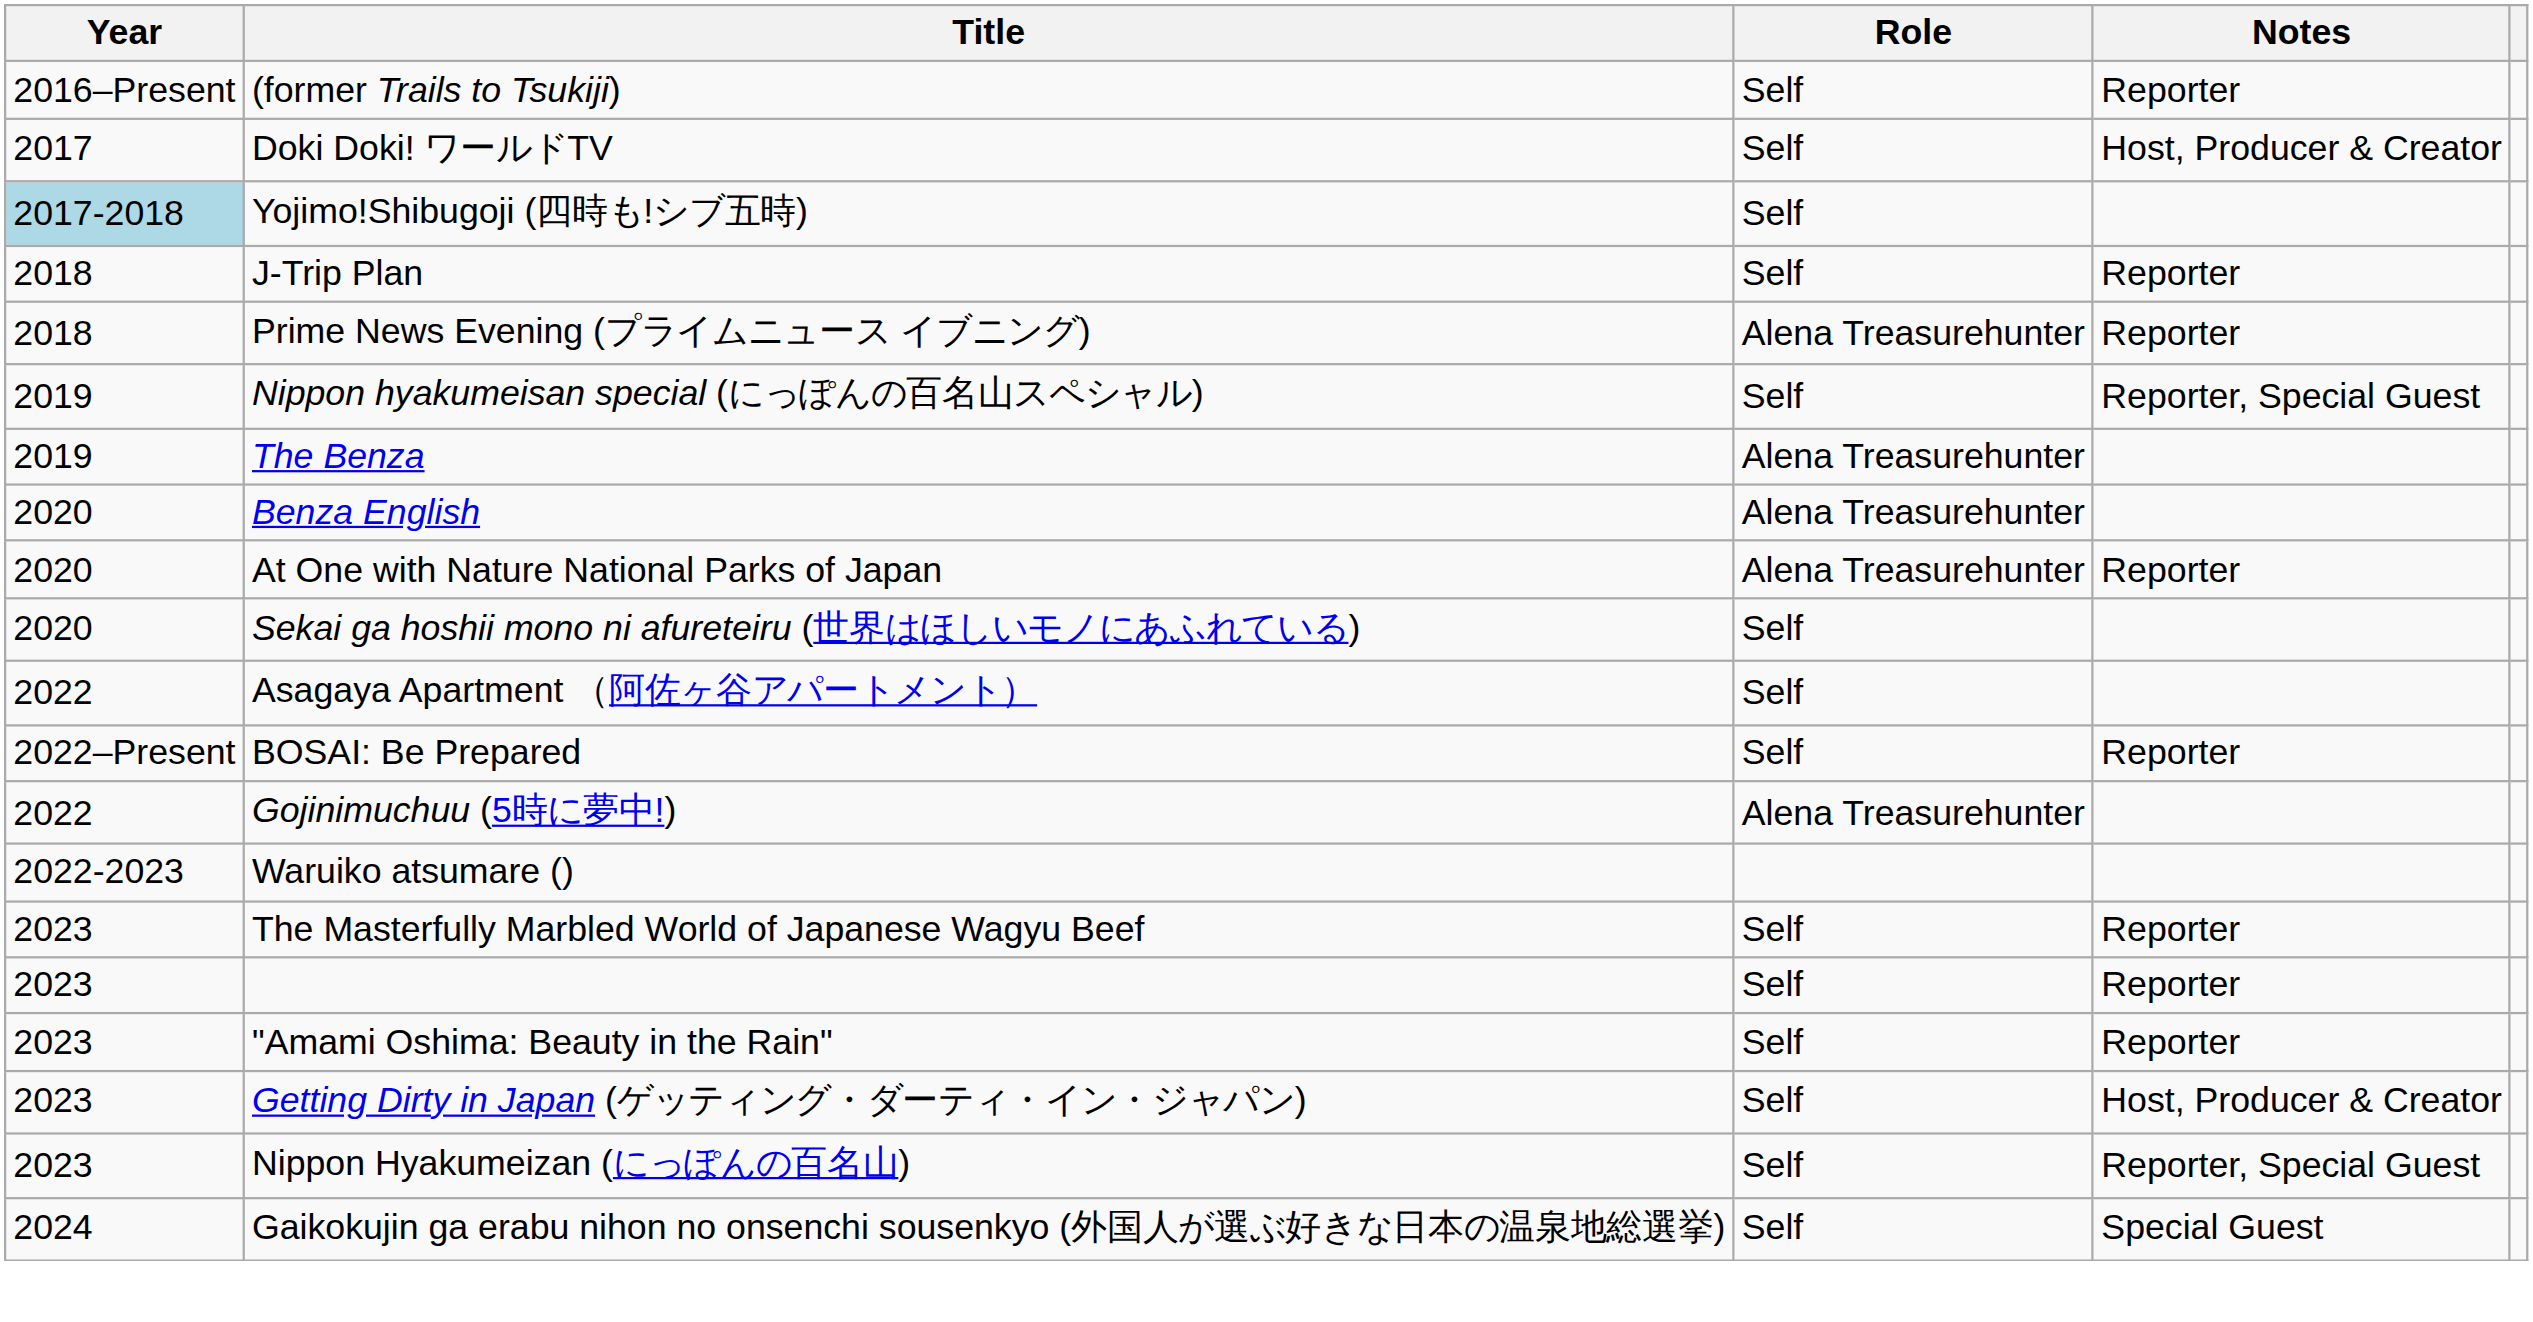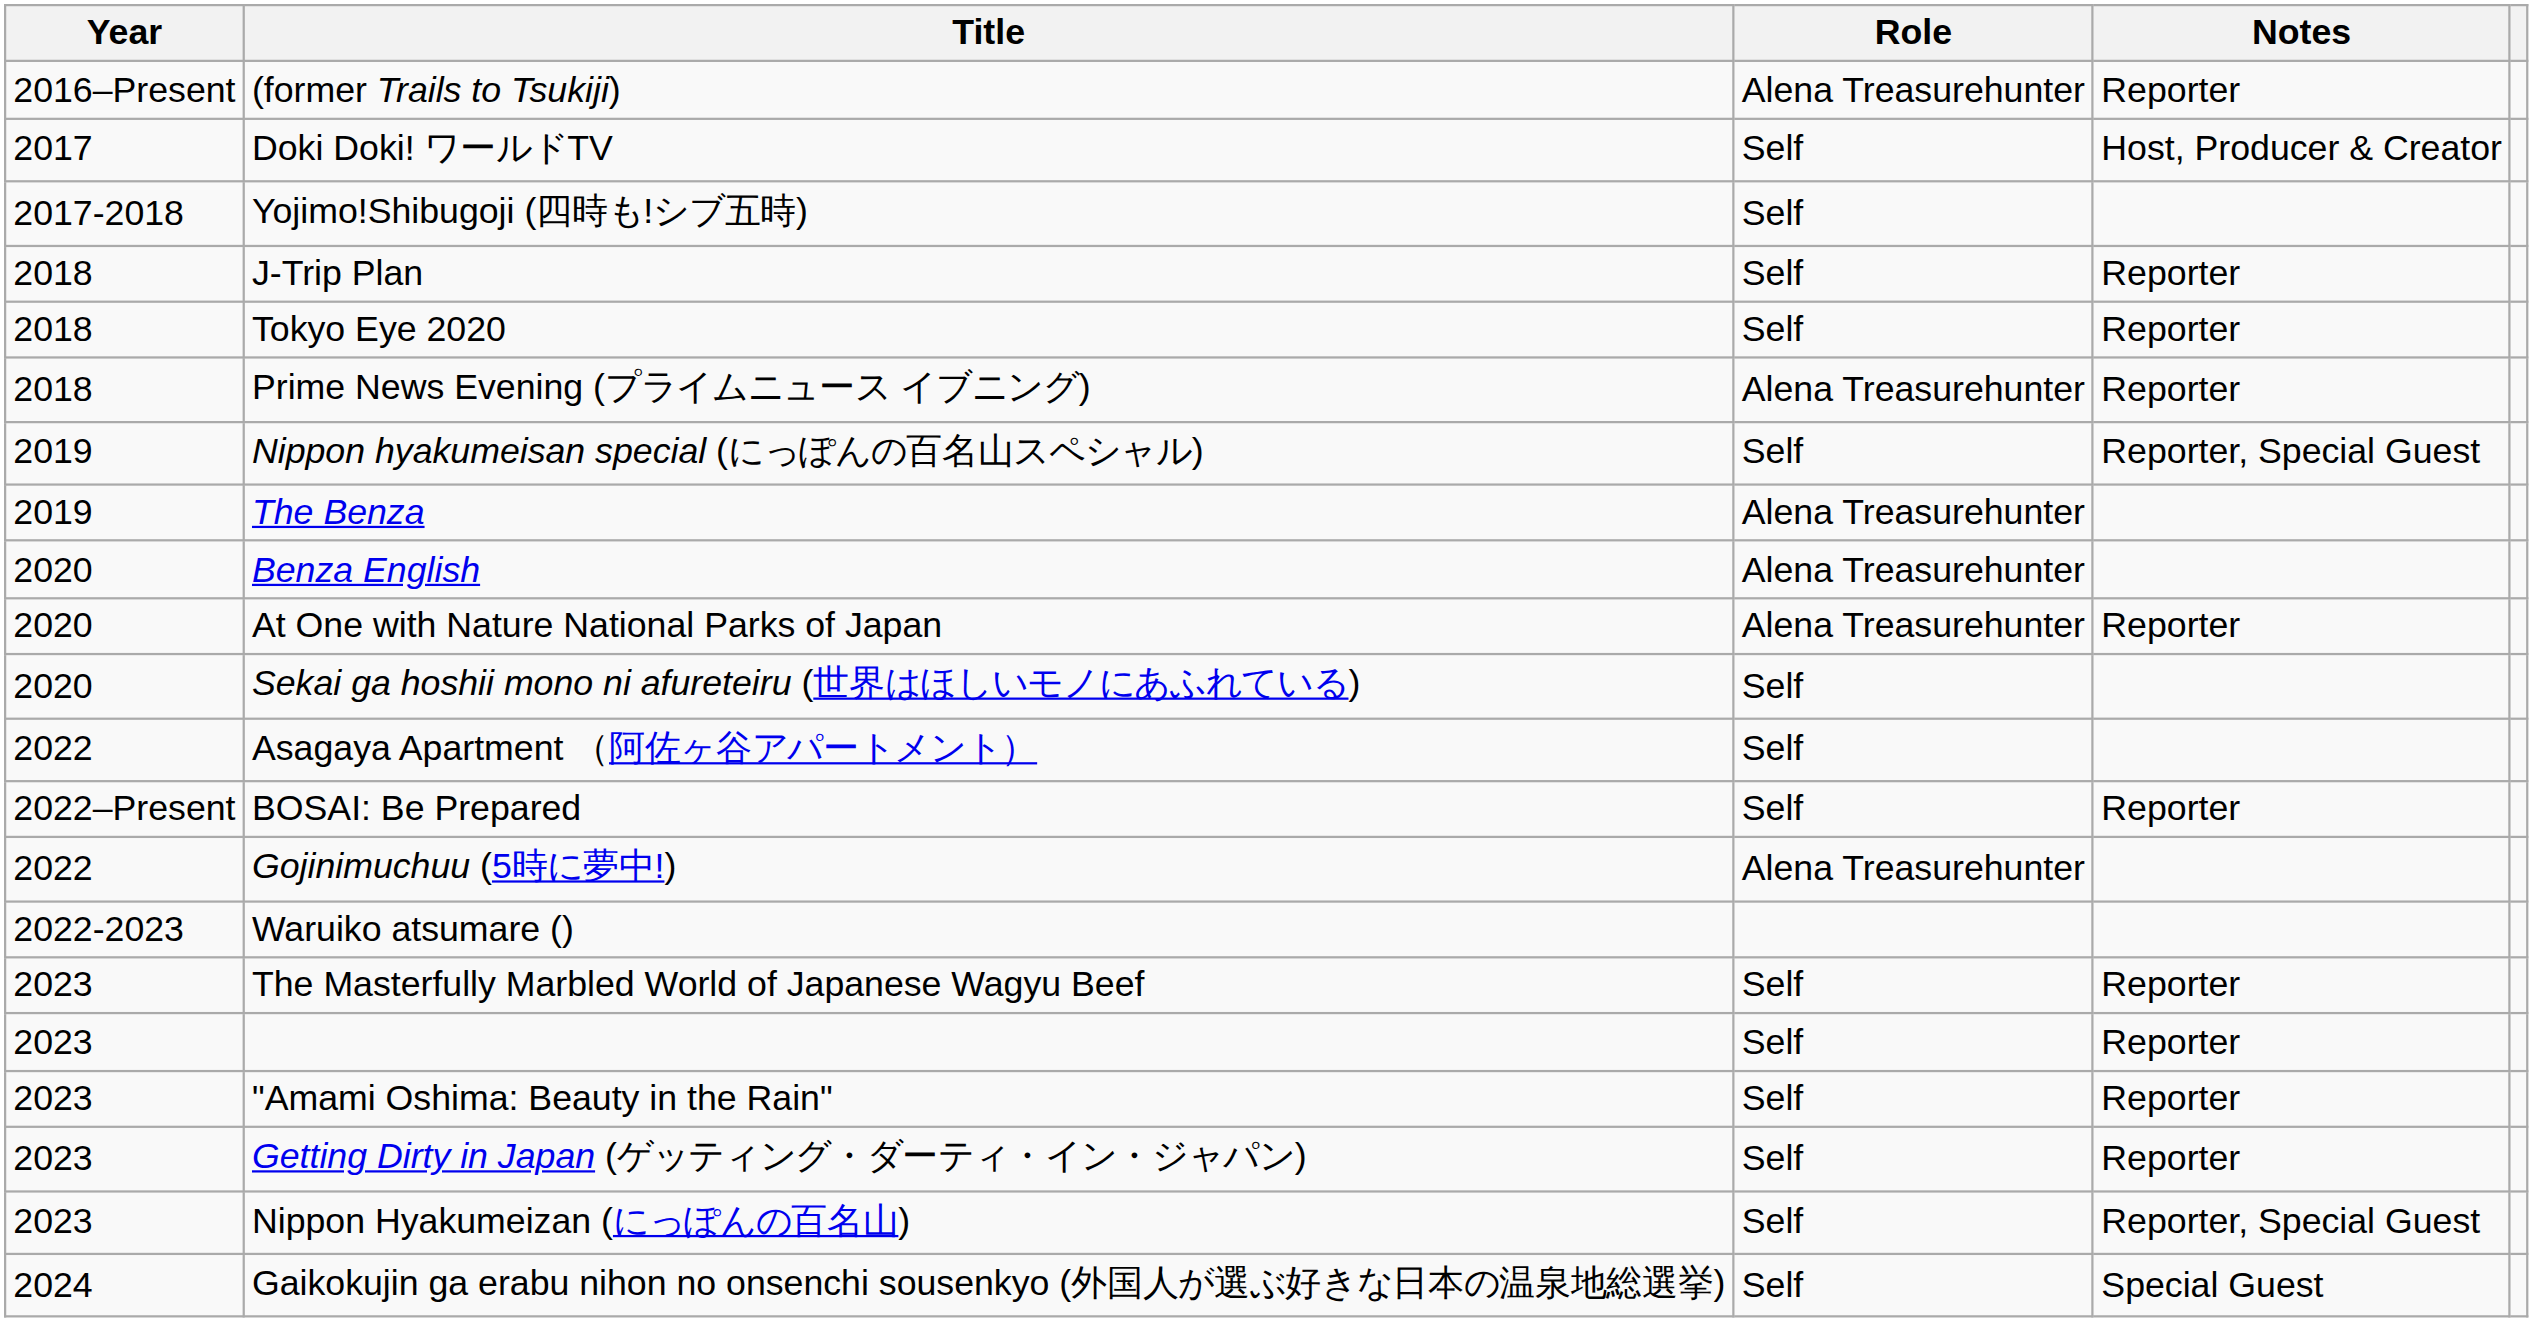(1773, 89) Self -> (1913, 89) Alena Treasurehunter
(99, 212) lightblue background -> (99, 212) no background
+ row: (379, 329)
(2302, 1101) Host, Producer & Creator -> (2171, 1158) Reporter
